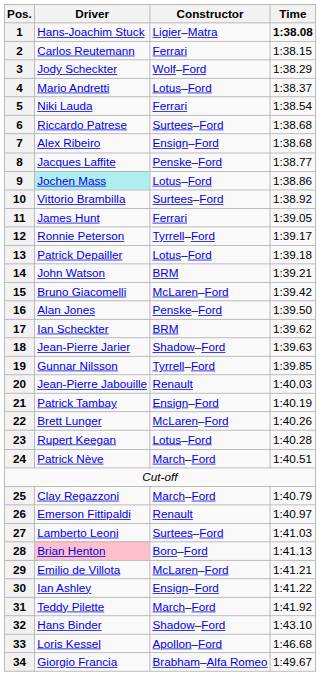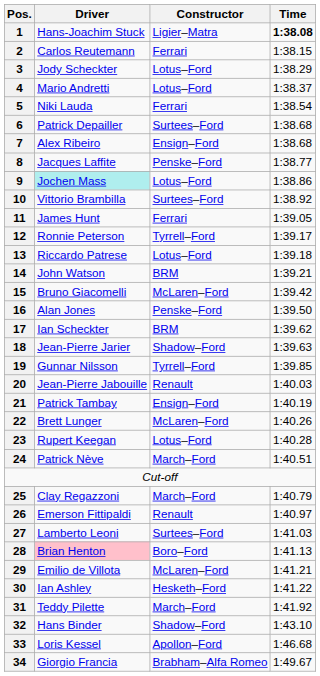(179, 69) Wolf–Ford -> (182, 69) Lotus–Ford
(82, 125) Riccardo Patrese -> (80, 125) Patrick Depailler
(80, 255) Patrick Depailler -> (82, 255) Riccardo Patrese
(186, 588) Ensign–Ford -> (189, 588) Hesketh–Ford
